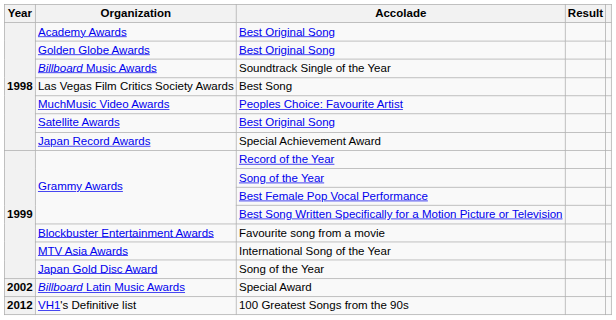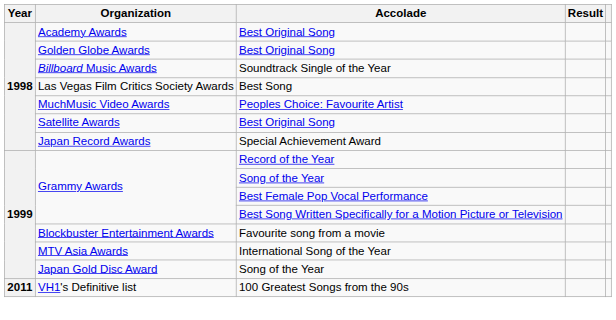- row: (111, 287)
(20, 305) 2012 -> (20, 287) 2011
